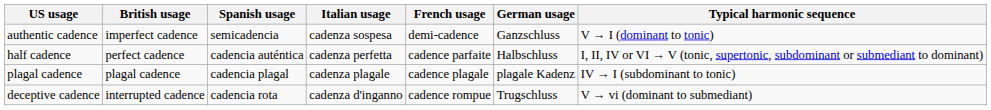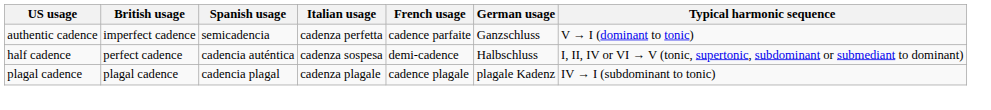(351, 34) cadenza sospesa -> (341, 34) cadenza perfetta
(443, 34) demi-cadence -> (430, 34) cadence parfaite
(351, 54) cadenza perfetta -> (341, 54) cadenza sospesa
(450, 54) cadence parfaite -> (424, 54) demi-cadence
- row: (53, 94)
